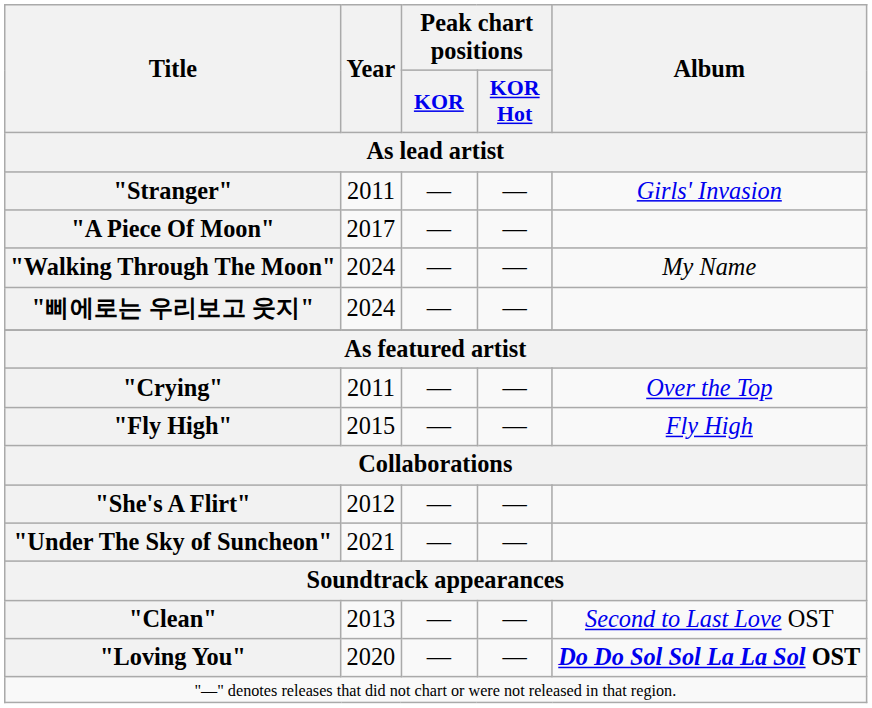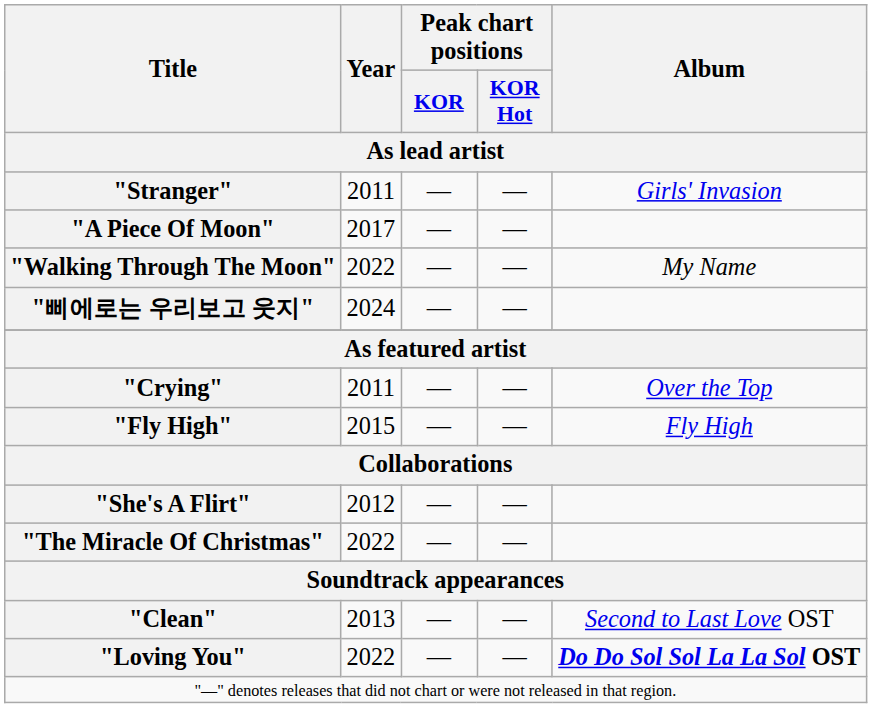(371, 267) 2024 -> (371, 267) 2022
- row: (173, 541)
+ row: (173, 541)
(371, 657) 2020 -> (371, 657) 2022
